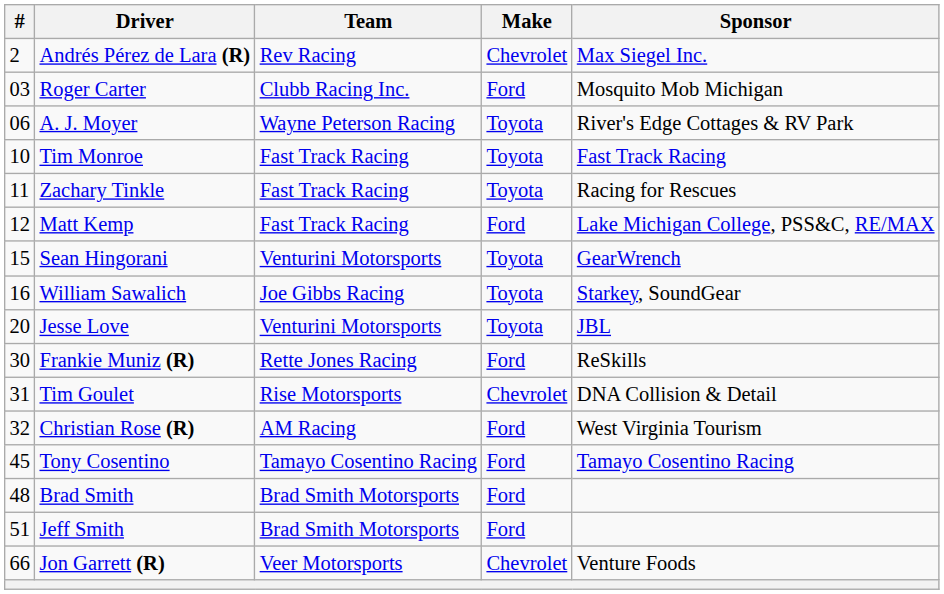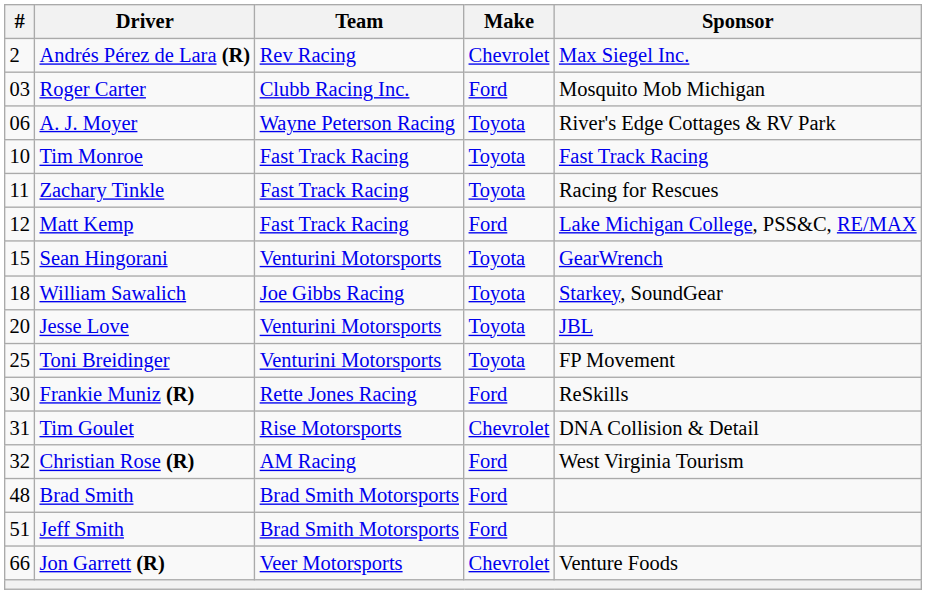(20, 292) 16 -> (20, 292) 18
+ row: (105, 359)
- row: (105, 461)
